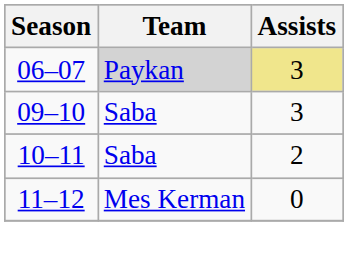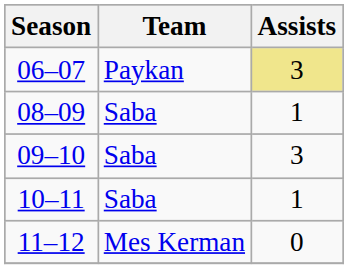(144, 69) lightgrey background -> (144, 69) no background
+ row: (51, 112)
(297, 155) 2 -> (297, 198) 1
